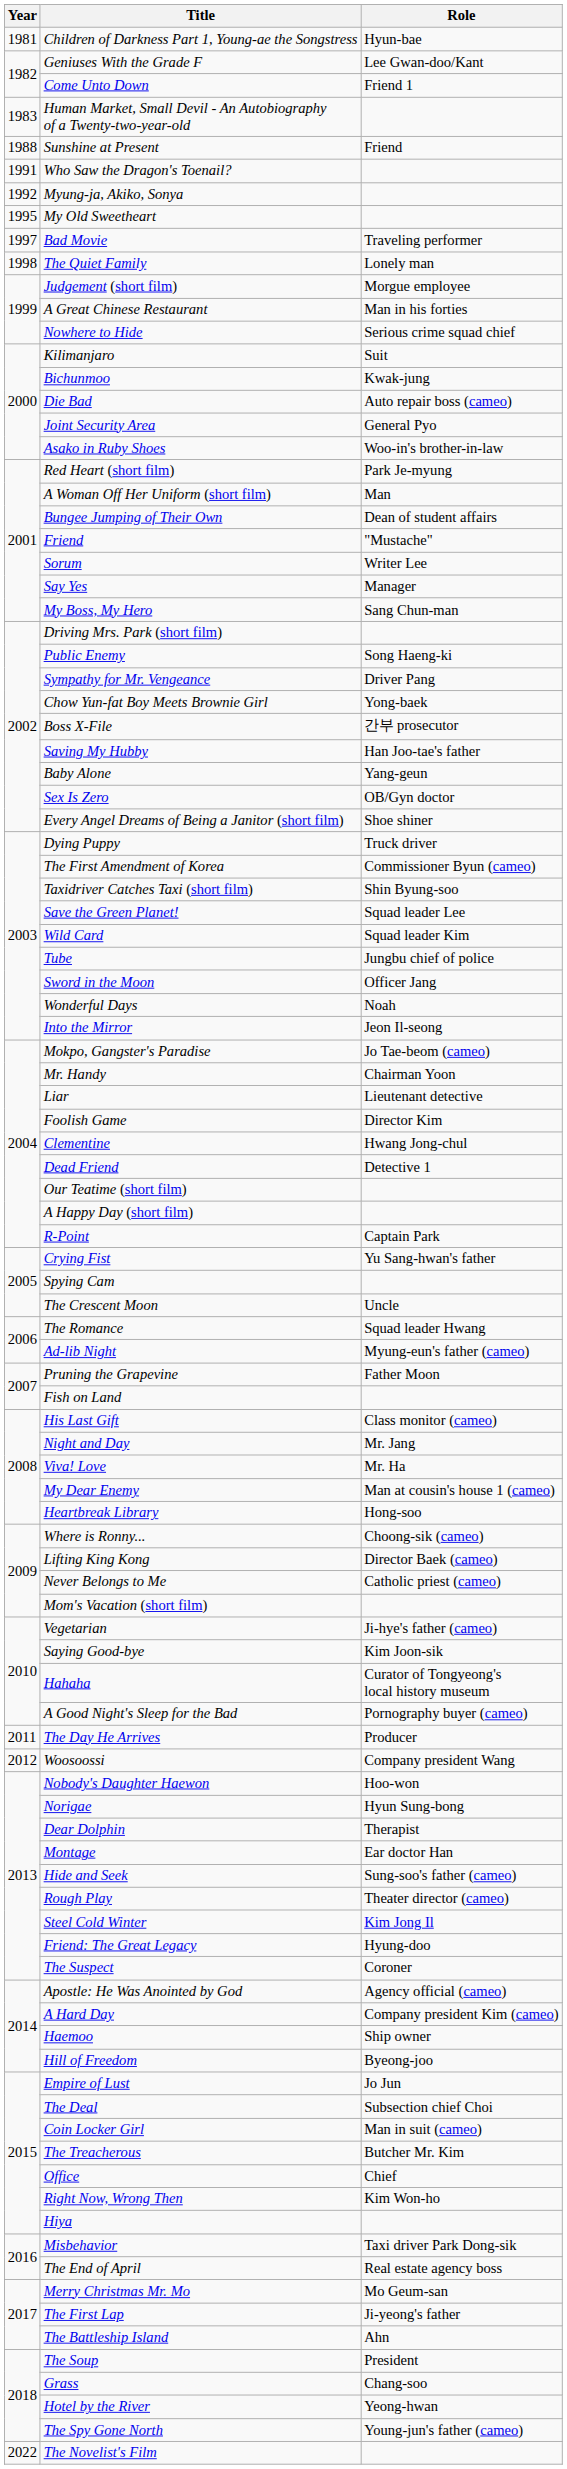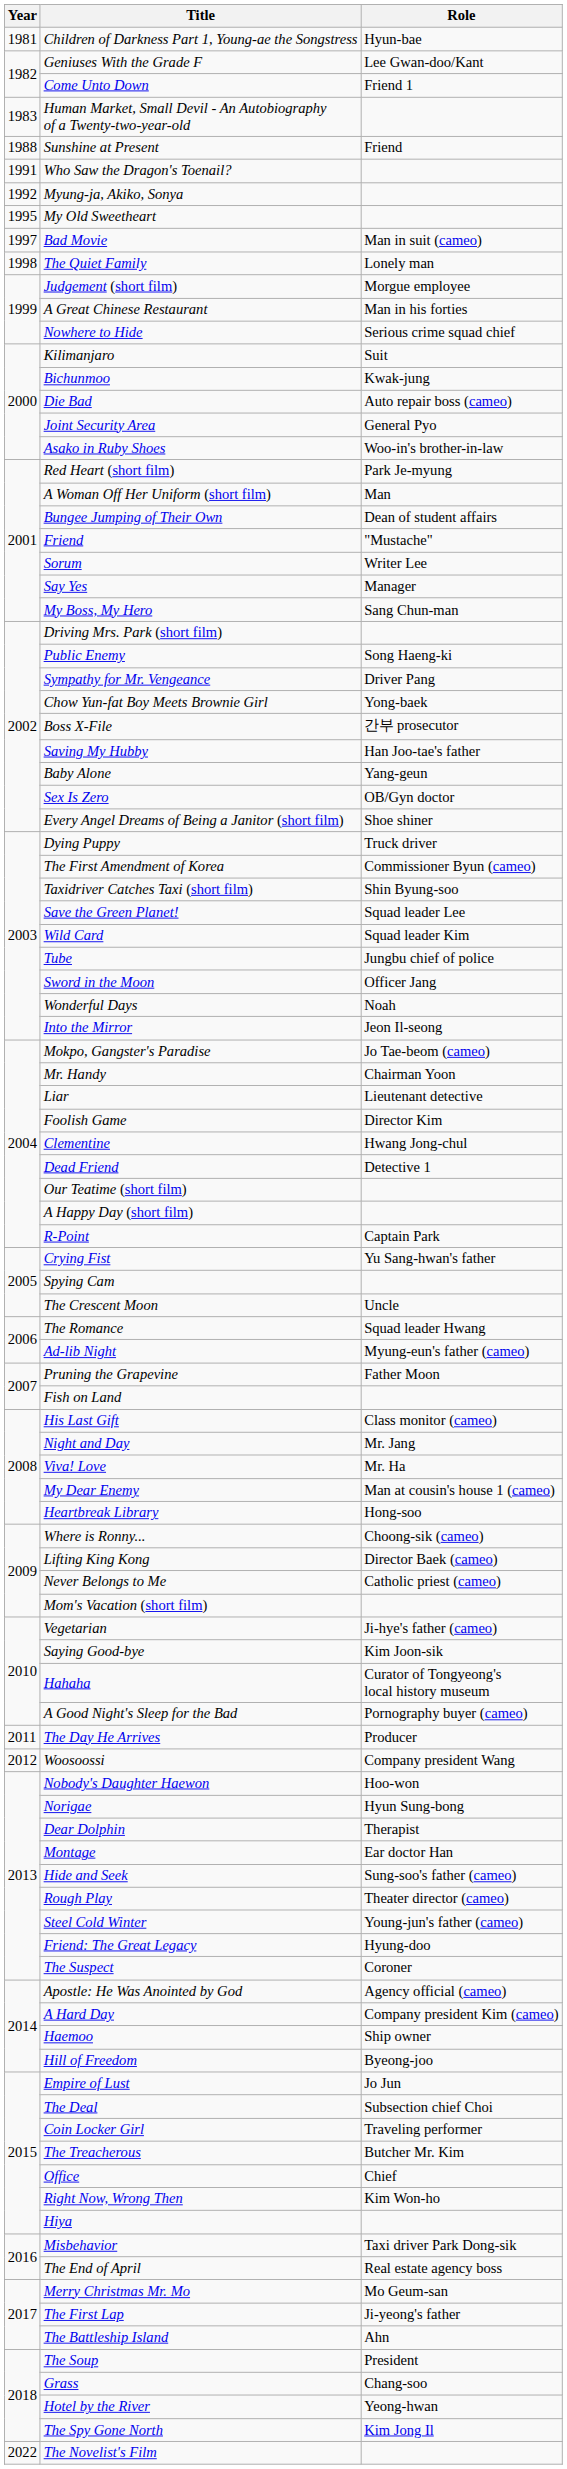(423, 240) Traveling performer -> (423, 240) Man in suit (cameo)
(399, 1921) Kim Jong Il -> (444, 1921) Young-jun's father (cameo)
(423, 2129) Man in suit (cameo) -> (423, 2129) Traveling performer
(444, 2429) Young-jun's father (cameo) -> (399, 2429) Kim Jong Il
